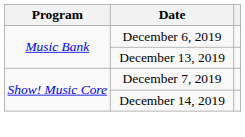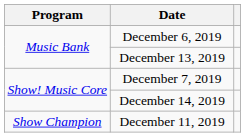+ row: (172, 121)
